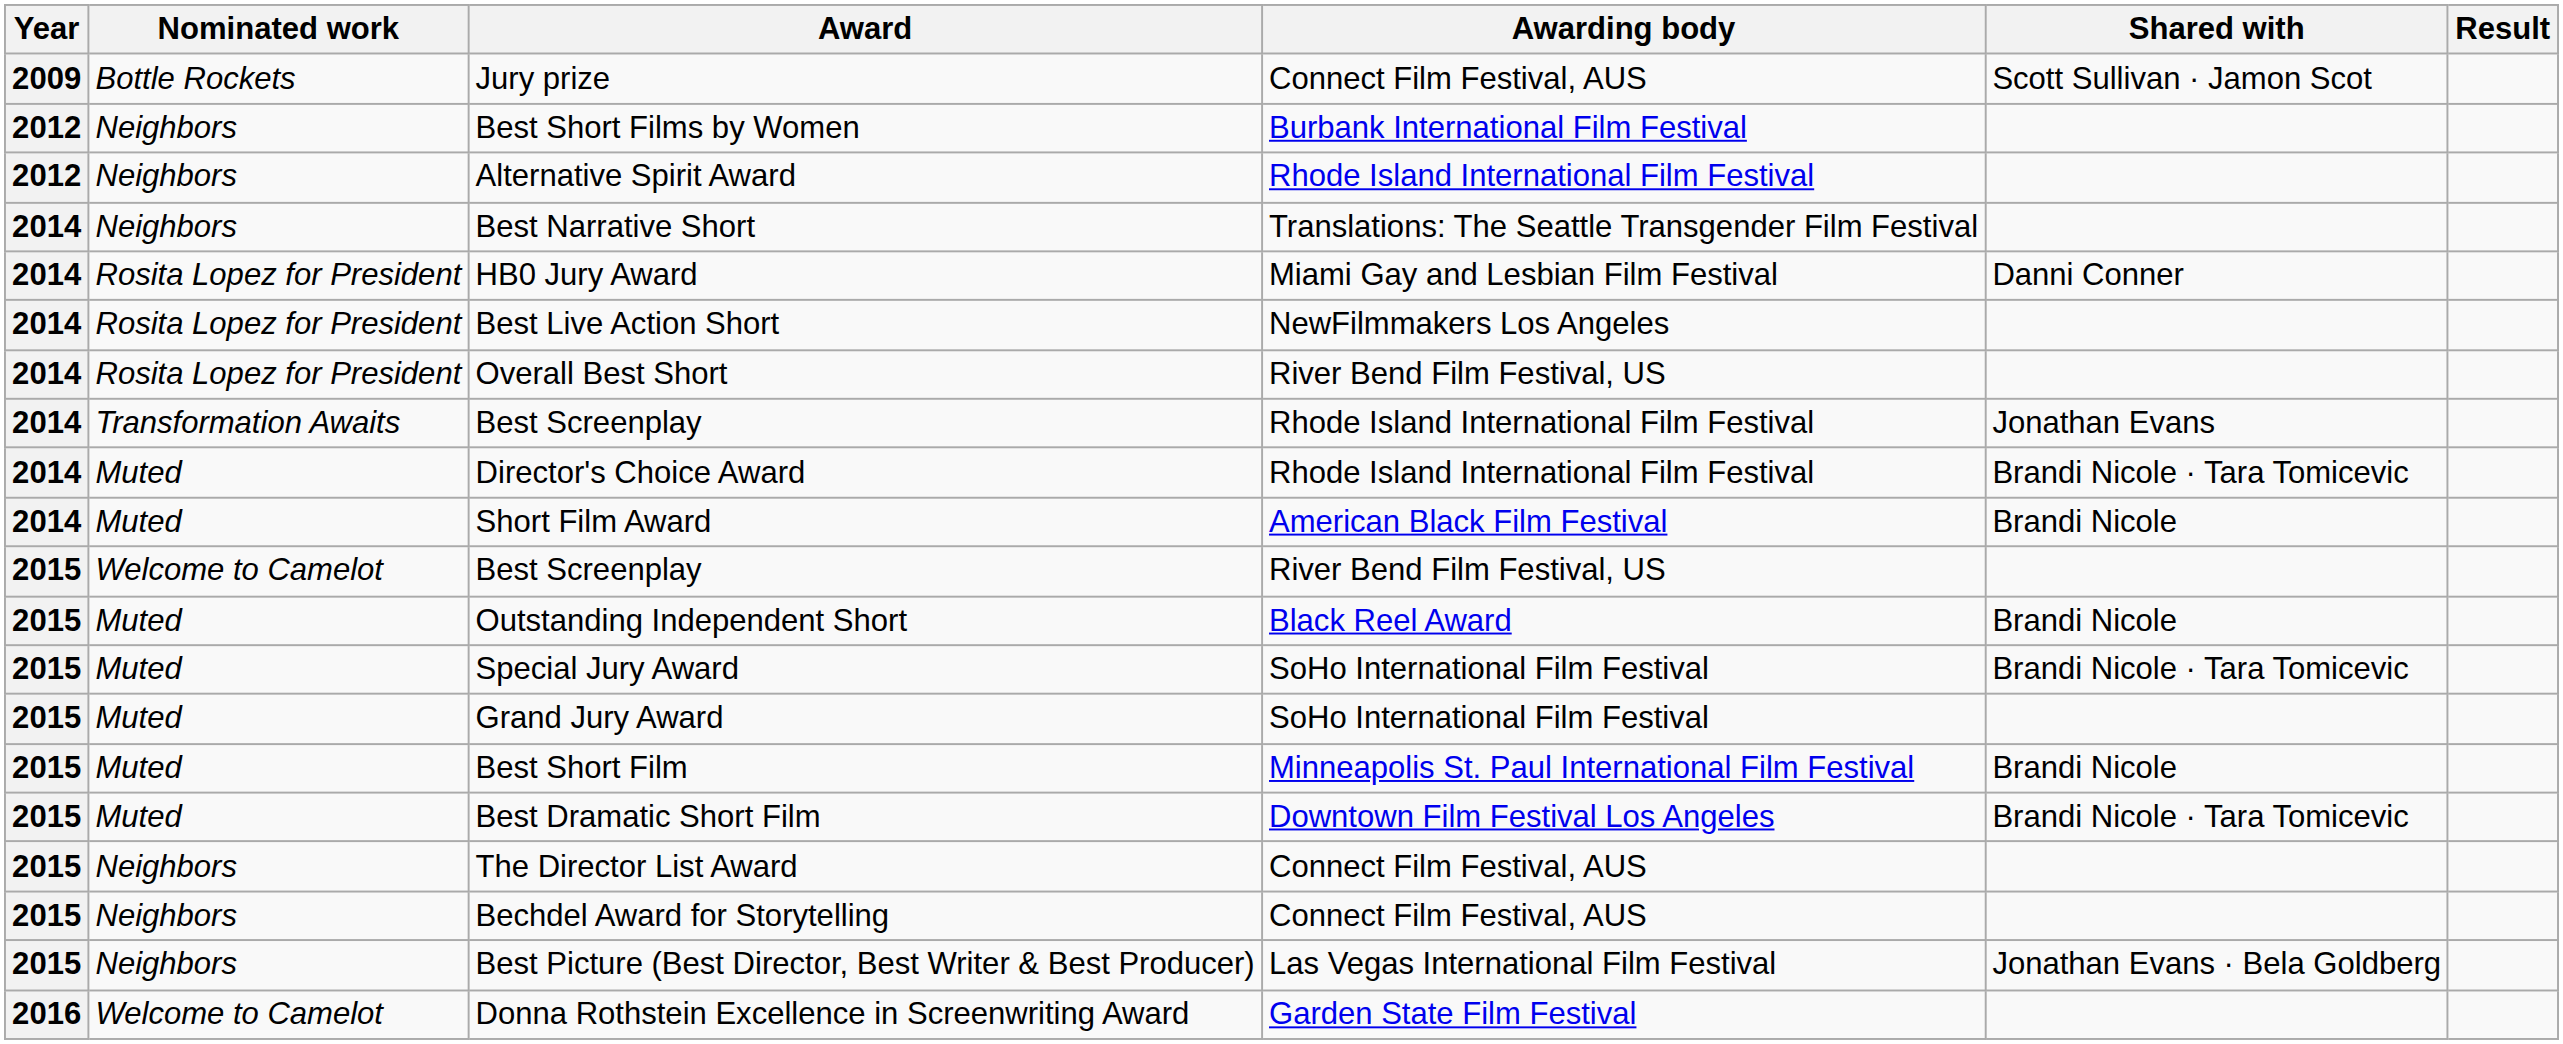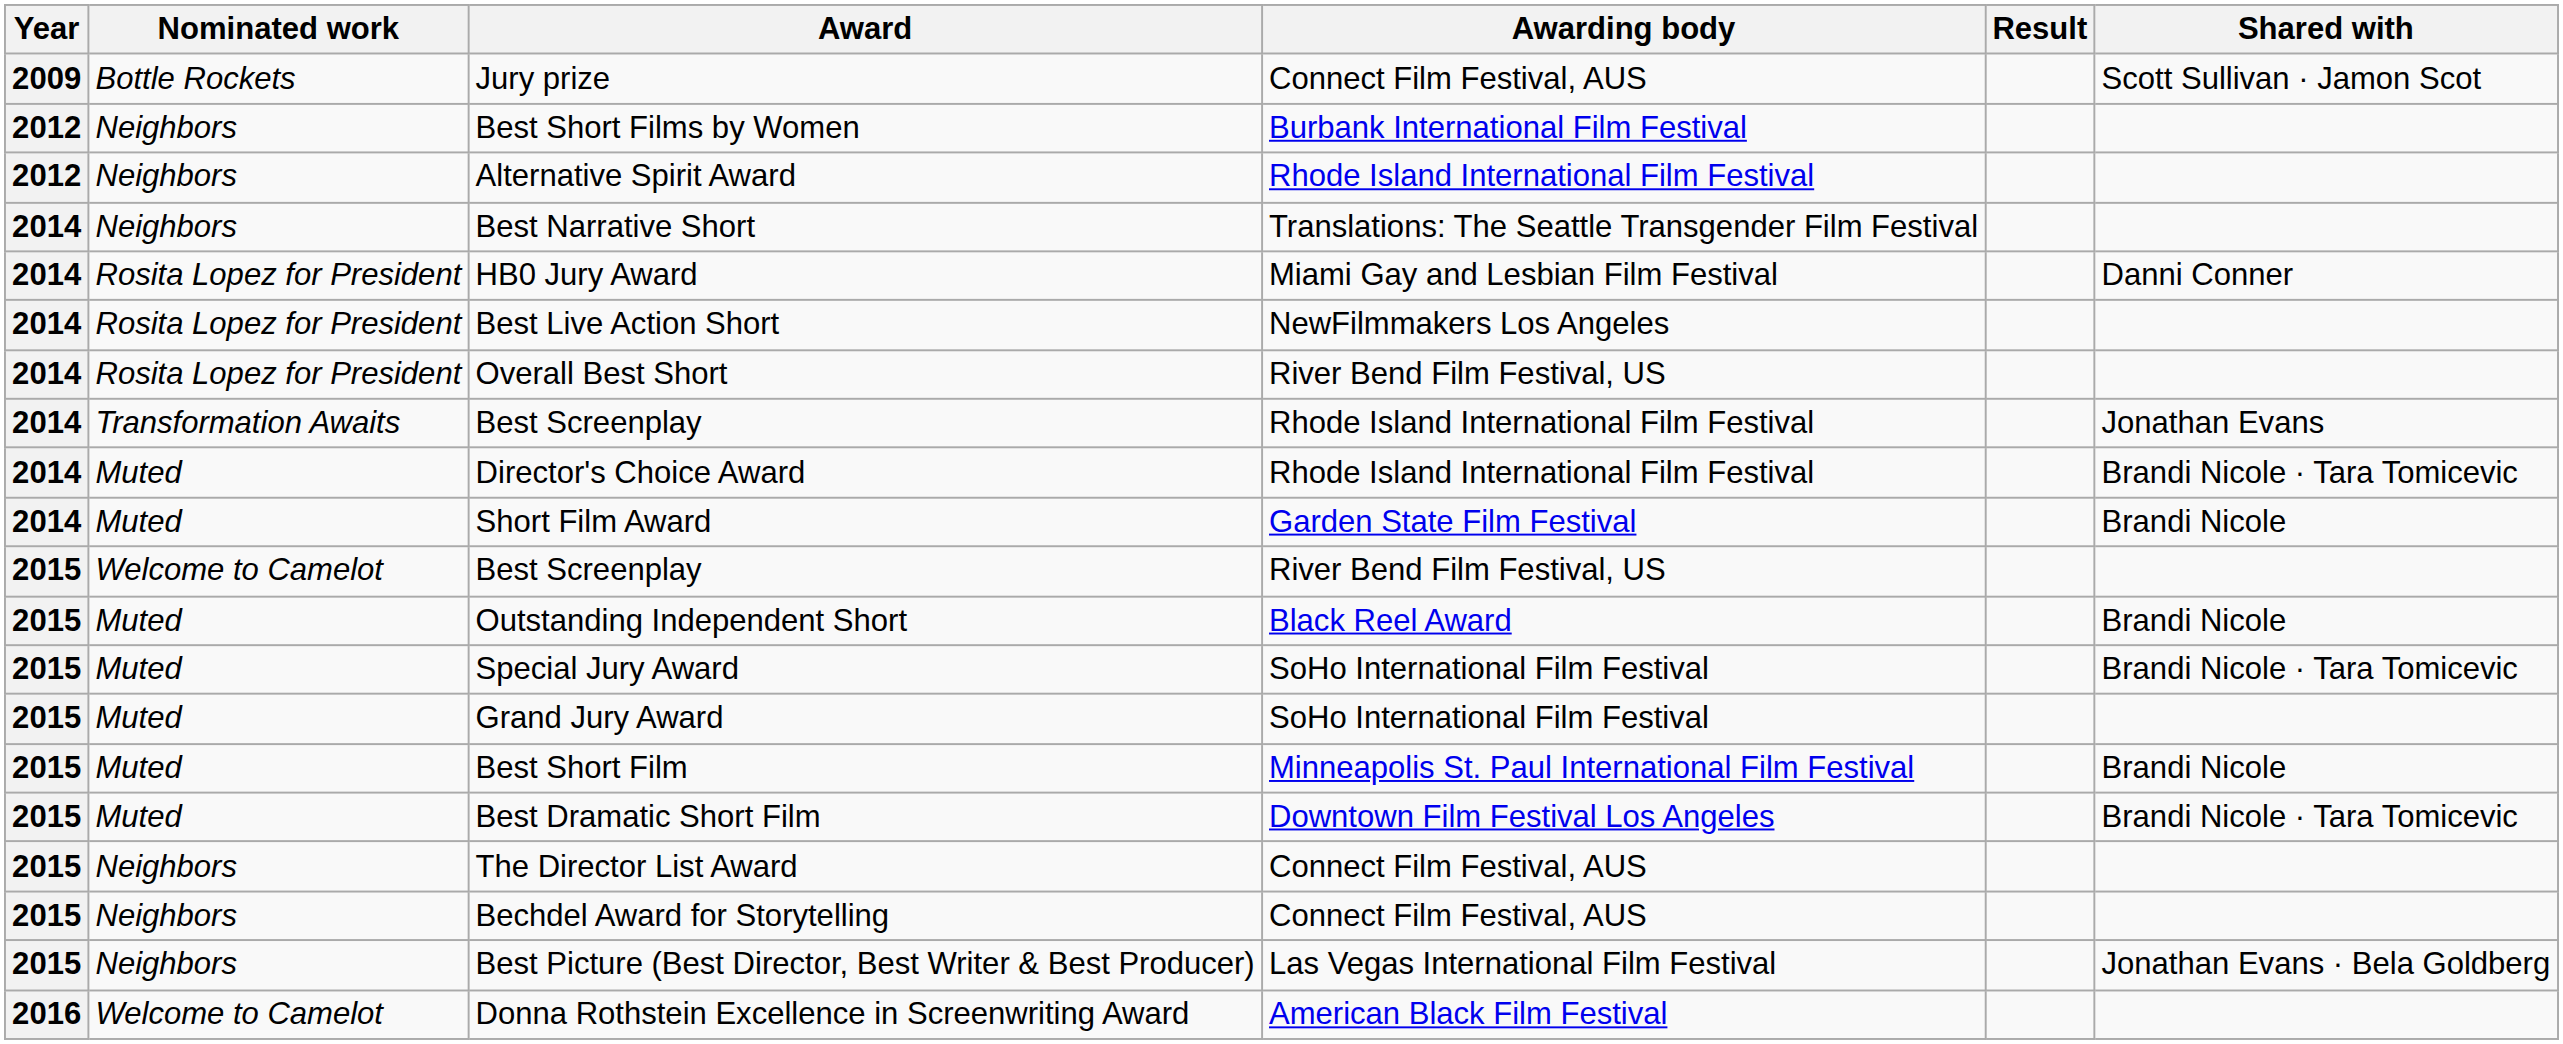columns swapped: (2503, 29) <-> (2217, 29)
(1468, 521) American Black Film Festival -> (1453, 521) Garden State Film Festival
(1453, 1013) Garden State Film Festival -> (1468, 1013) American Black Film Festival
